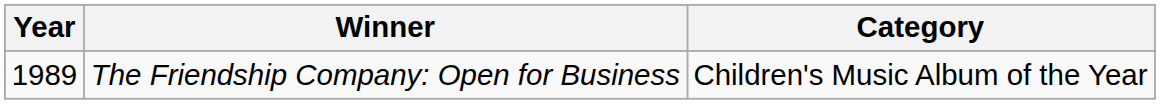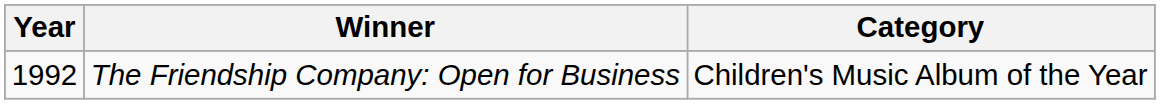(44, 74) 1989 -> (44, 74) 1992
